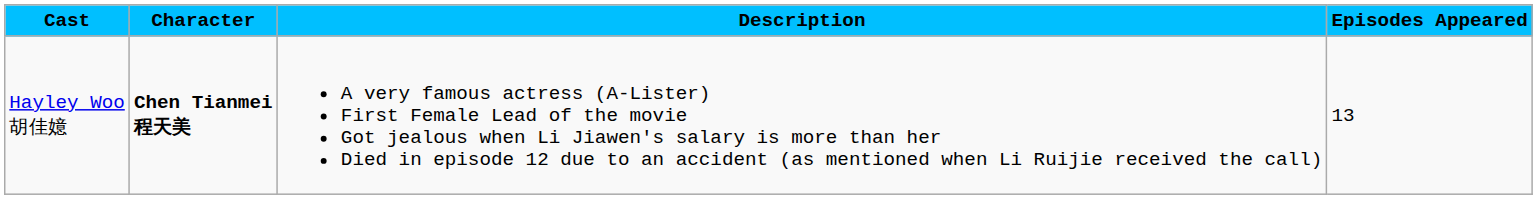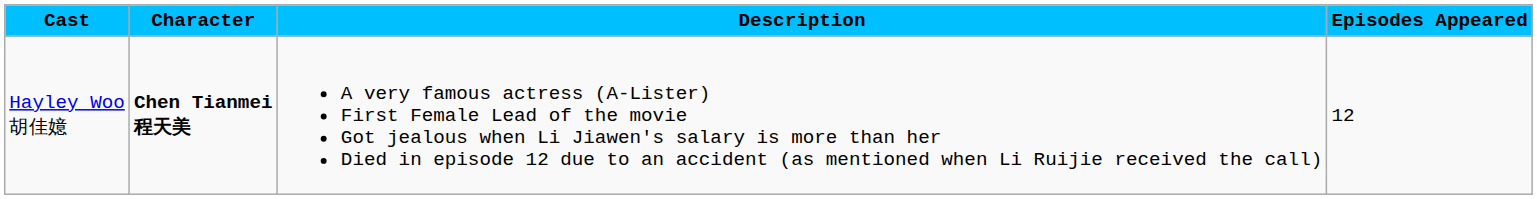(1343, 115) 13 -> (1343, 115) 12
